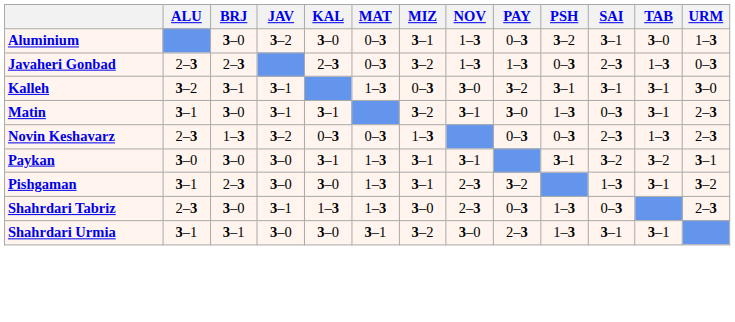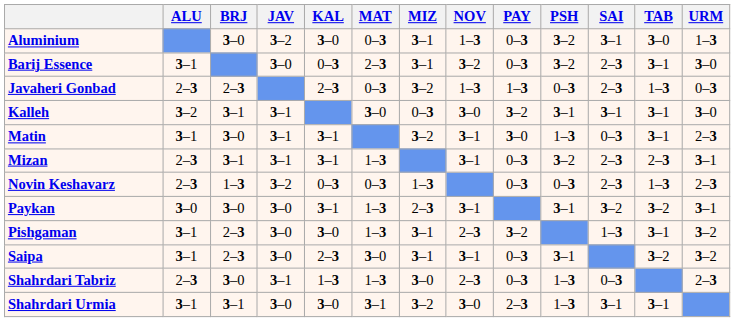+ row: (50, 64)
(375, 88) 1–3 -> (375, 112) 3–0
+ row: (28, 160)
(423, 160) 3–1 -> (423, 208) 2–3
+ row: (25, 256)
